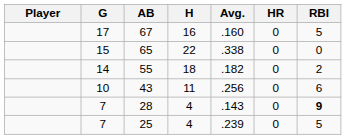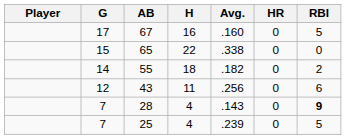(103, 87) 10 -> (103, 87) 12
